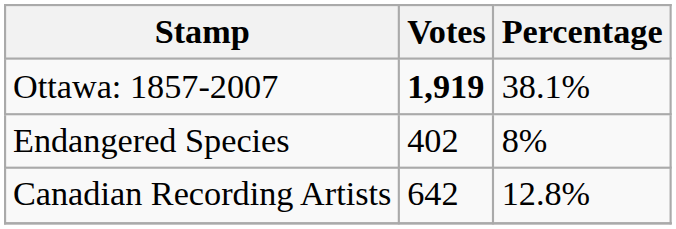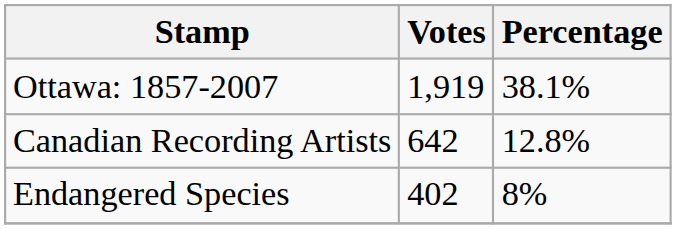(446, 85) bold -> (446, 85) normal
rows swapped: (202, 194) <-> (151, 140)
